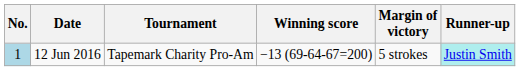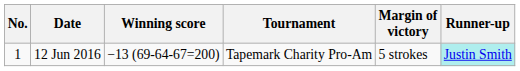columns swapped: (180, 24) <-> (316, 24)
(18, 54) lightblue background -> (18, 54) no background
